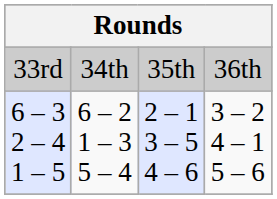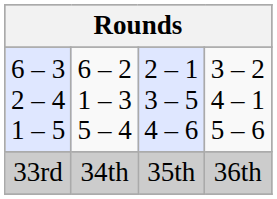rows swapped: (38, 68) <-> (38, 142)
